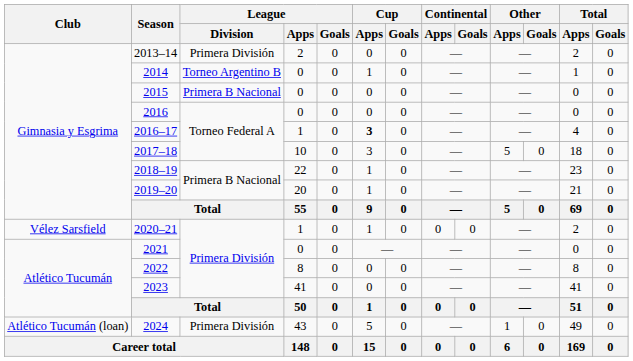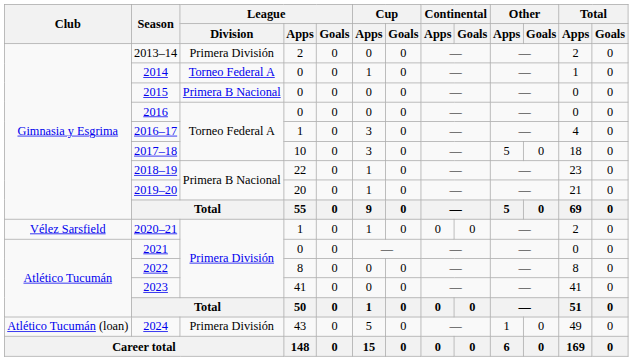(232, 72) Torneo Argentino B -> (232, 72) Torneo Federal A
(369, 131) bold -> (369, 131) normal
